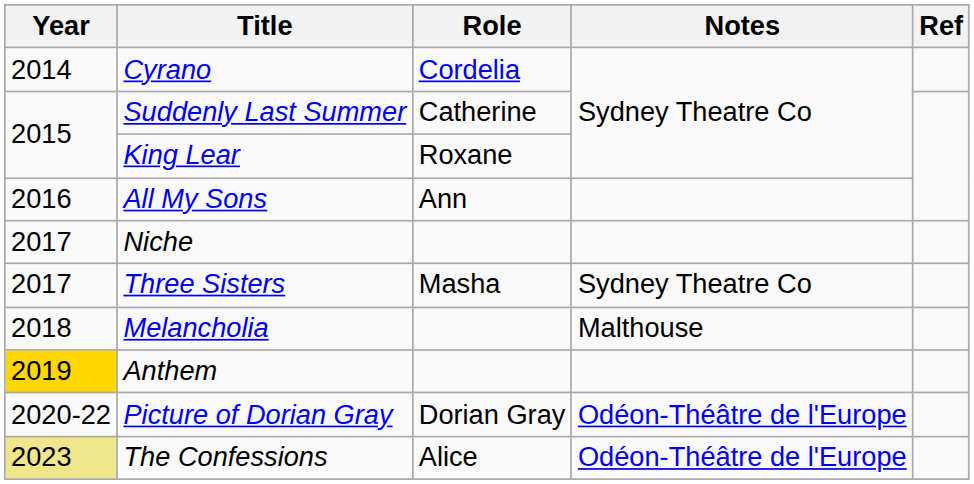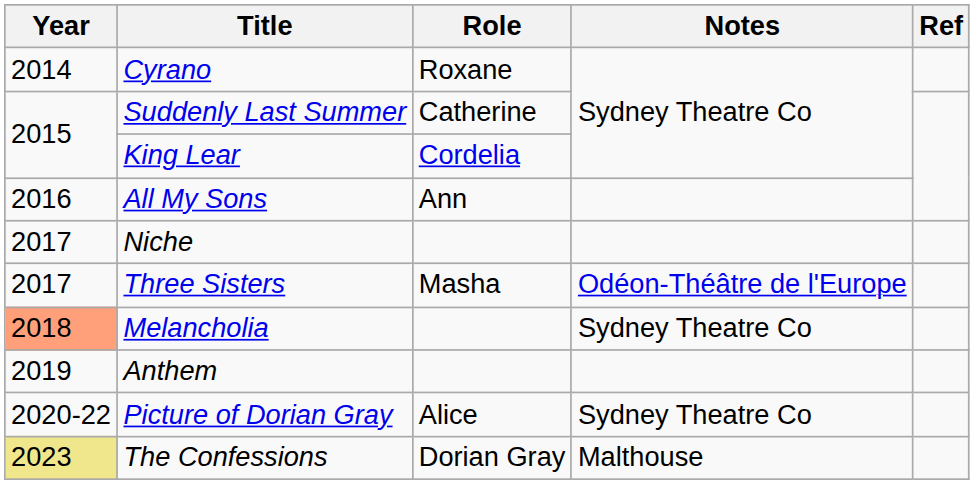(469, 69) Cordelia -> (466, 69) Roxane
(466, 155) Roxane -> (469, 155) Cordelia
(695, 284) Sydney Theatre Co -> (742, 284) Odéon-Théâtre de l'Europe
(41, 328) no background -> (41, 328) lightsalmon background
(641, 328) Malthouse -> (695, 328) Sydney Theatre Co
(41, 371) gold background -> (41, 371) no background
(492, 414) Dorian Gray -> (448, 414) Alice
(742, 414) Odéon-Théâtre de l'Europe -> (695, 414) Sydney Theatre Co
(448, 457) Alice -> (492, 457) Dorian Gray
(742, 457) Odéon-Théâtre de l'Europe -> (641, 457) Malthouse
